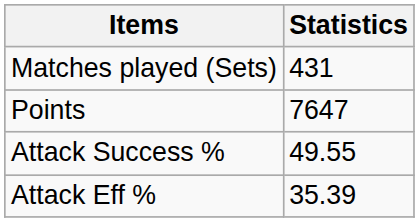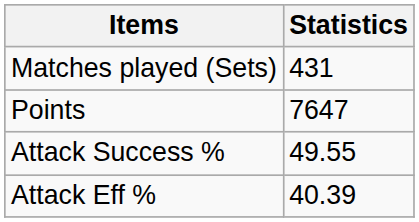(323, 195) 35.39 -> (323, 195) 40.39
